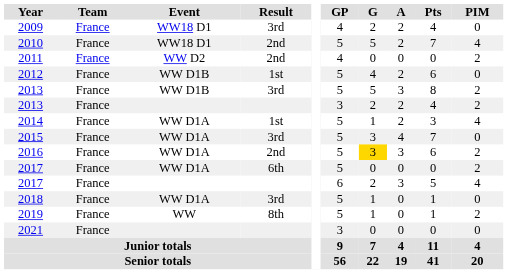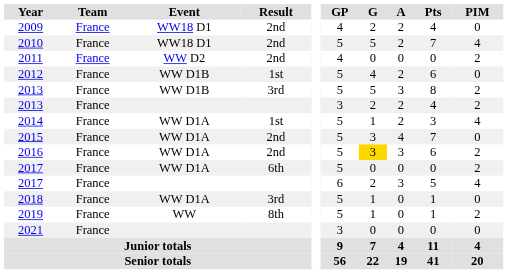(276, 27) 3rd -> (276, 27) 2nd
(276, 136) 3rd -> (276, 136) 2nd
